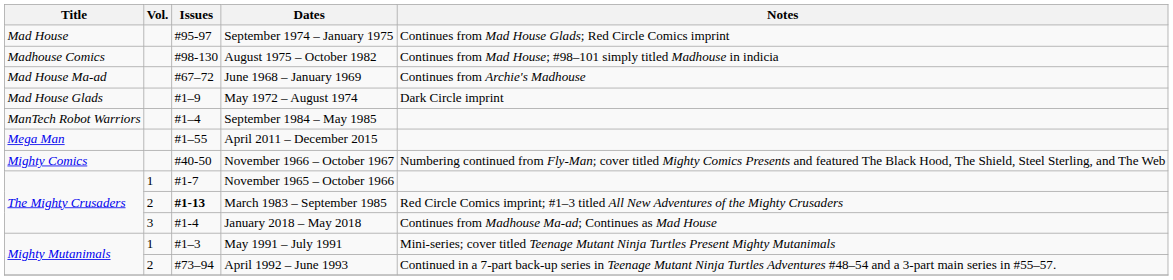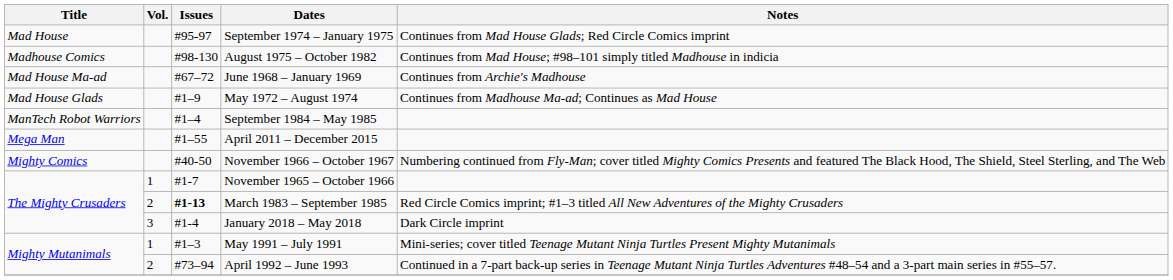(452, 98) Dark Circle imprint -> (558, 98) Continues from Madhouse Ma-ad; Continues as Mad House
(558, 222) Continues from Madhouse Ma-ad; Continues as Mad House -> (452, 222) Dark Circle imprint
